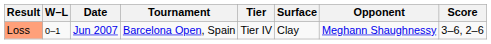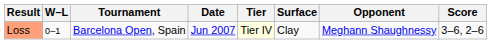columns swapped: (95, 13) <-> (179, 13)
(256, 30) no background -> (256, 30) lightyellow background
